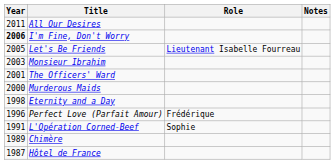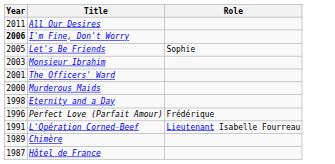- column: (316, 11)
(233, 50) Lieutenant Isabelle Fourreau -> (181, 50) Sophie
(181, 127) Sophie -> (233, 127) Lieutenant Isabelle Fourreau
